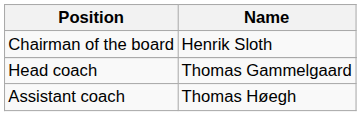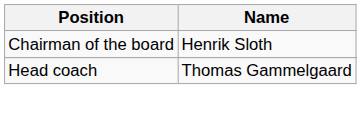- row: (67, 96)
